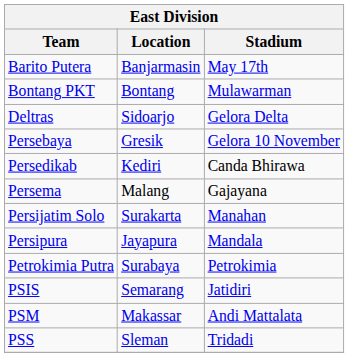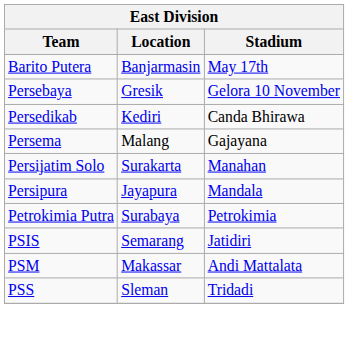- row: (51, 91)
- row: (31, 116)
